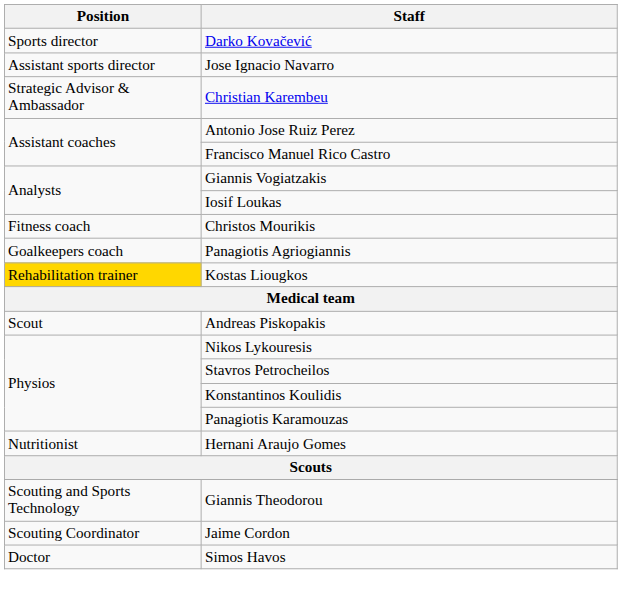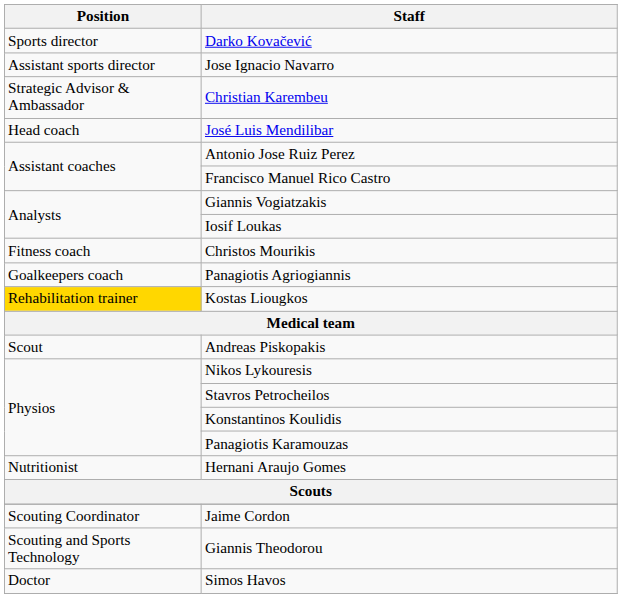+ row: (269, 130)
rows swapped: (247, 532) <-> (264, 500)
